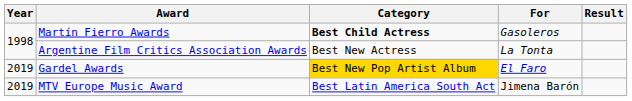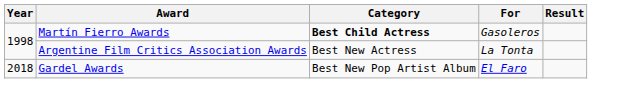(20, 68) 2019 -> (20, 68) 2018
(394, 68) gold background -> (394, 68) no background
- row: (111, 86)
